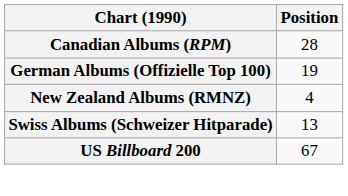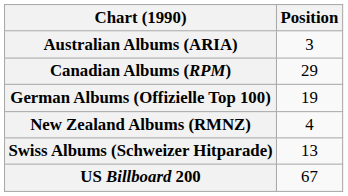+ row: (141, 44)
(309, 44) 28 -> (309, 71) 29
